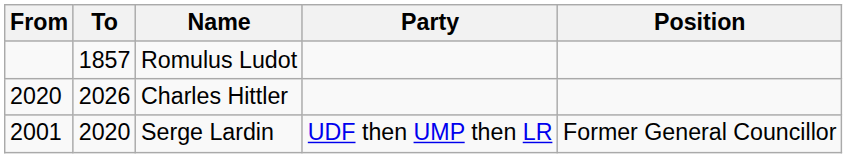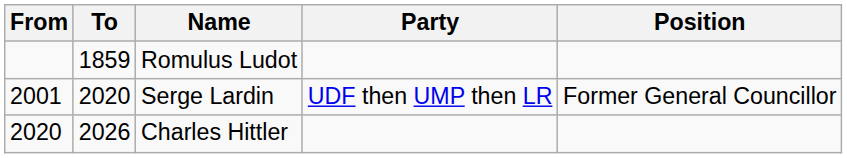(105, 59) 1857 -> (105, 59) 1859
rows swapped: (207, 133) <-> (215, 96)
